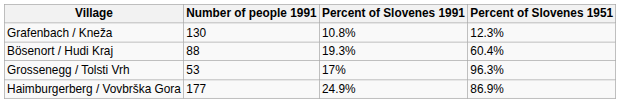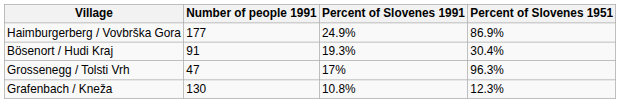rows swapped: (94, 88) <-> (60, 32)
(193, 51) 88 -> (193, 51) 91
(487, 51) 60.4% -> (487, 51) 30.4%
(193, 70) 53 -> (193, 70) 47
